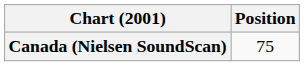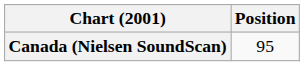(265, 46) 75 -> (265, 46) 95
